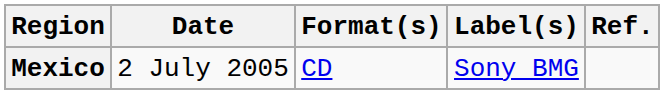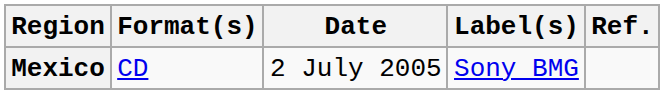columns swapped: (203, 26) <-> (371, 26)
